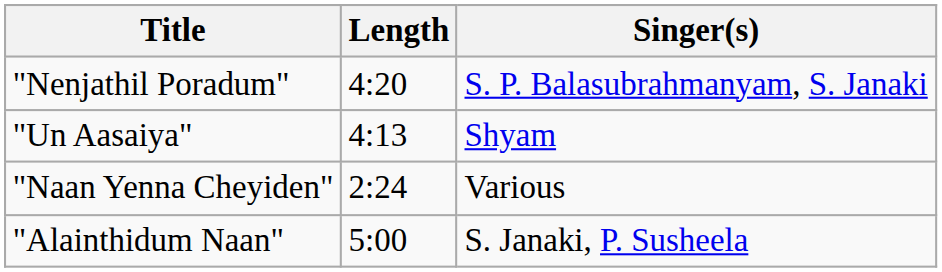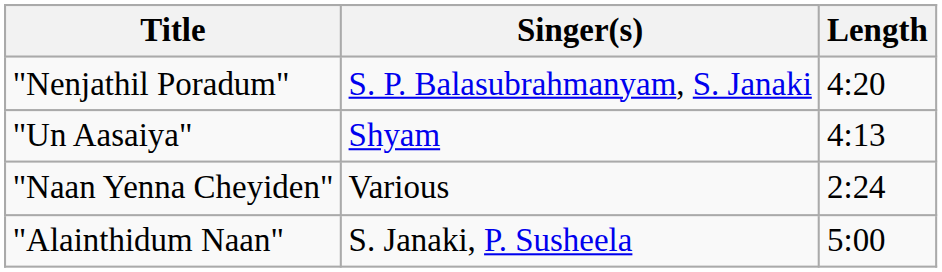columns swapped: (696, 30) <-> (399, 30)
